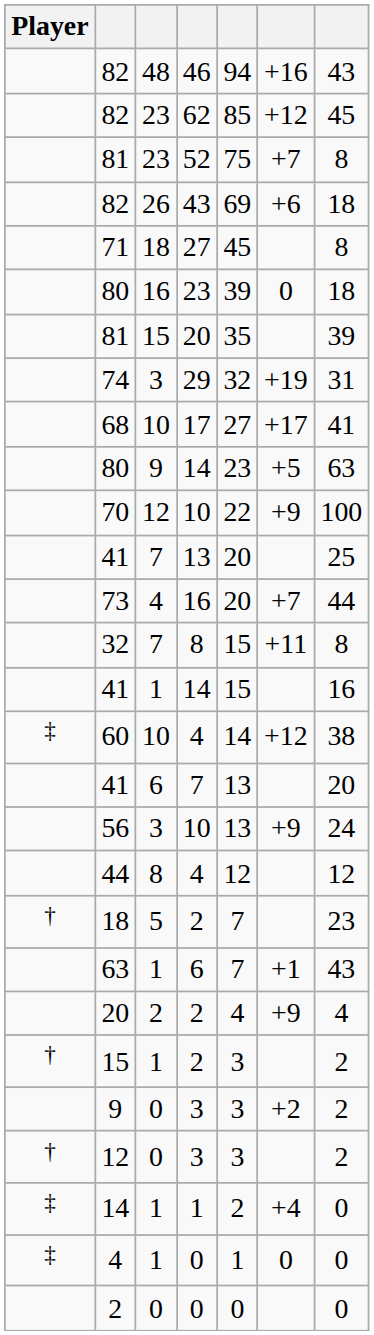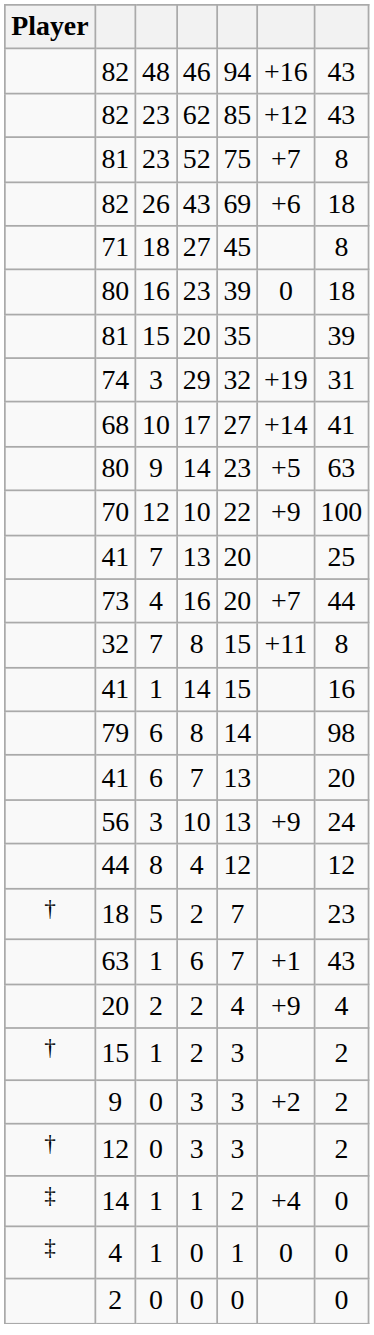(341, 114) 45 -> (341, 114) 43
(286, 423) +17 -> (286, 423) +14
- row: (115, 736)
+ row: (115, 733)
